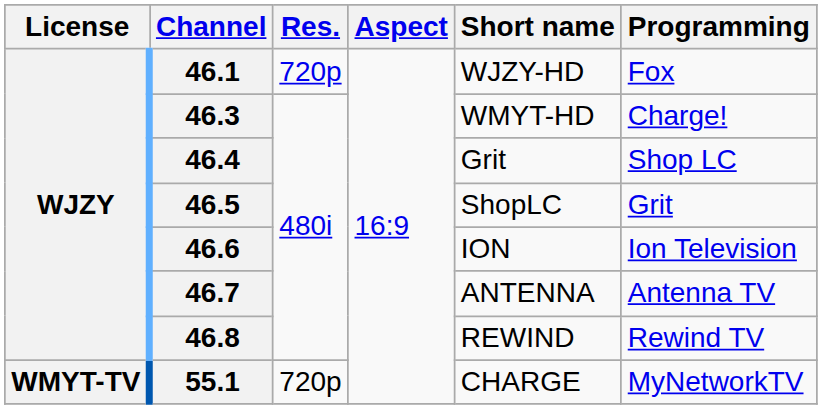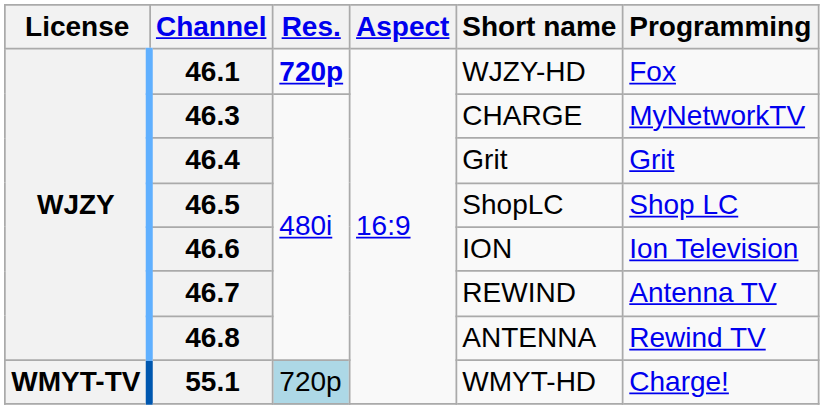(310, 71) normal -> (311, 71) bold
(528, 115) WMYT-HD -> (522, 115) CHARGE
(678, 115) Charge! -> (717, 115) MyNetworkTV
(682, 159) Shop LC -> (652, 159) Grit
(650, 204) Grit -> (684, 204) Shop LC
(528, 293) ANTENNA -> (519, 293) REWIND
(518, 337) REWIND -> (529, 337) ANTENNA
(310, 381) no background -> (310, 381) lightblue background
(521, 381) CHARGE -> (529, 381) WMYT-HD
(716, 381) MyNetworkTV -> (679, 381) Charge!
